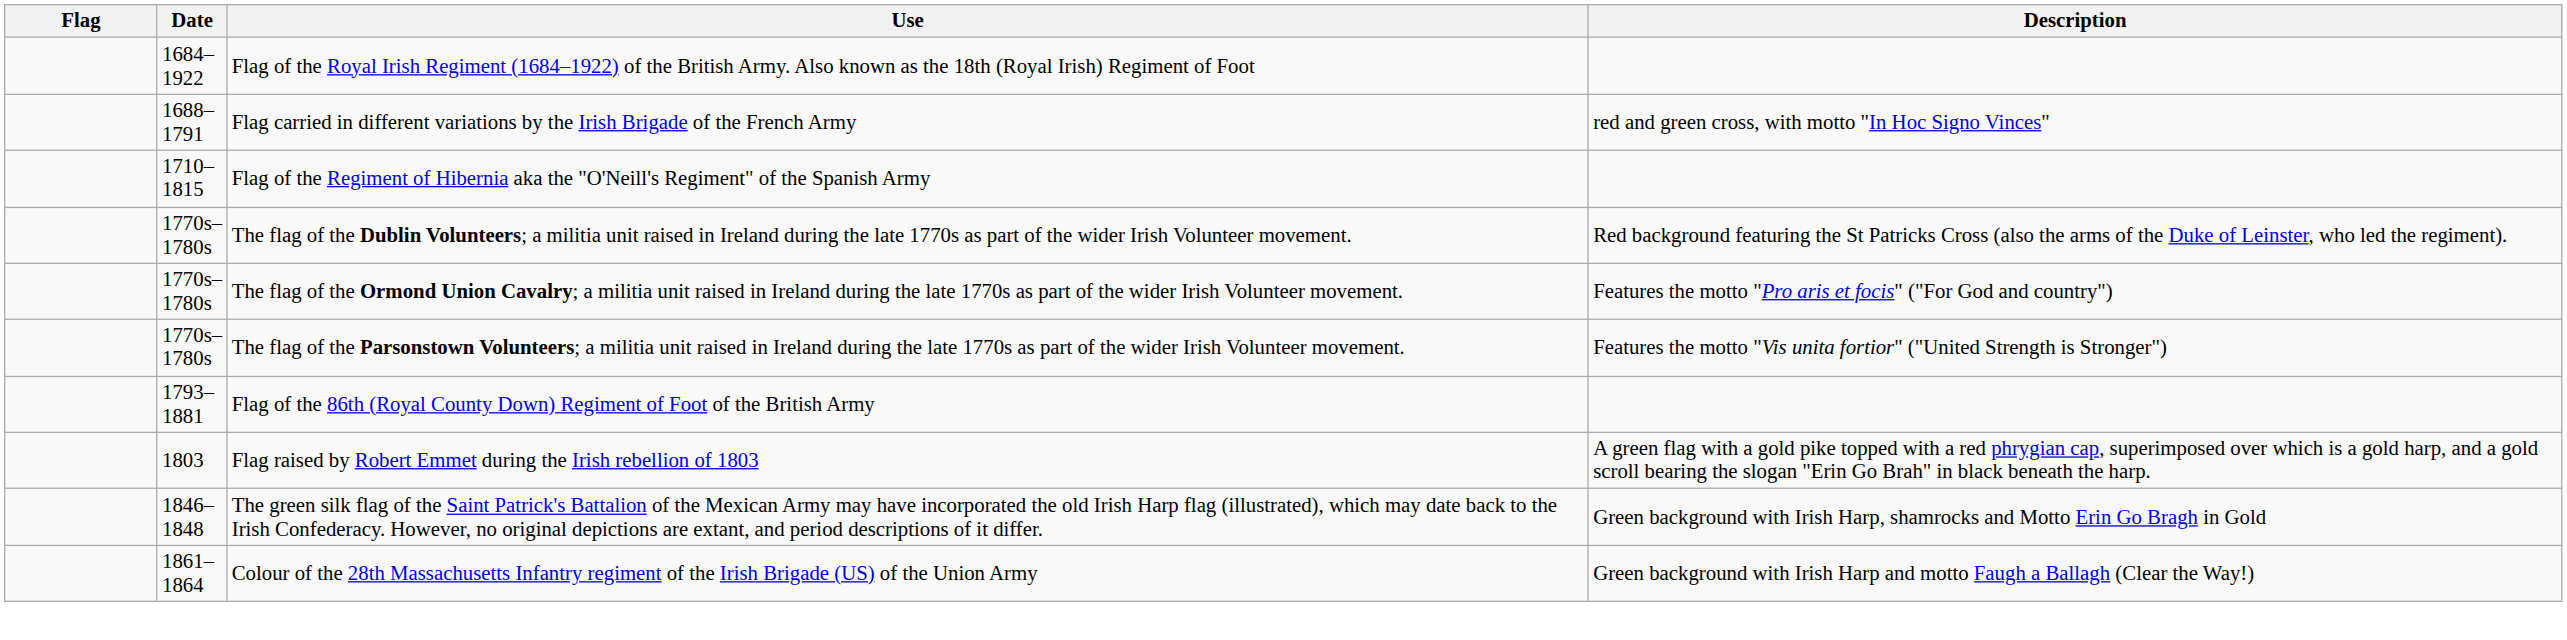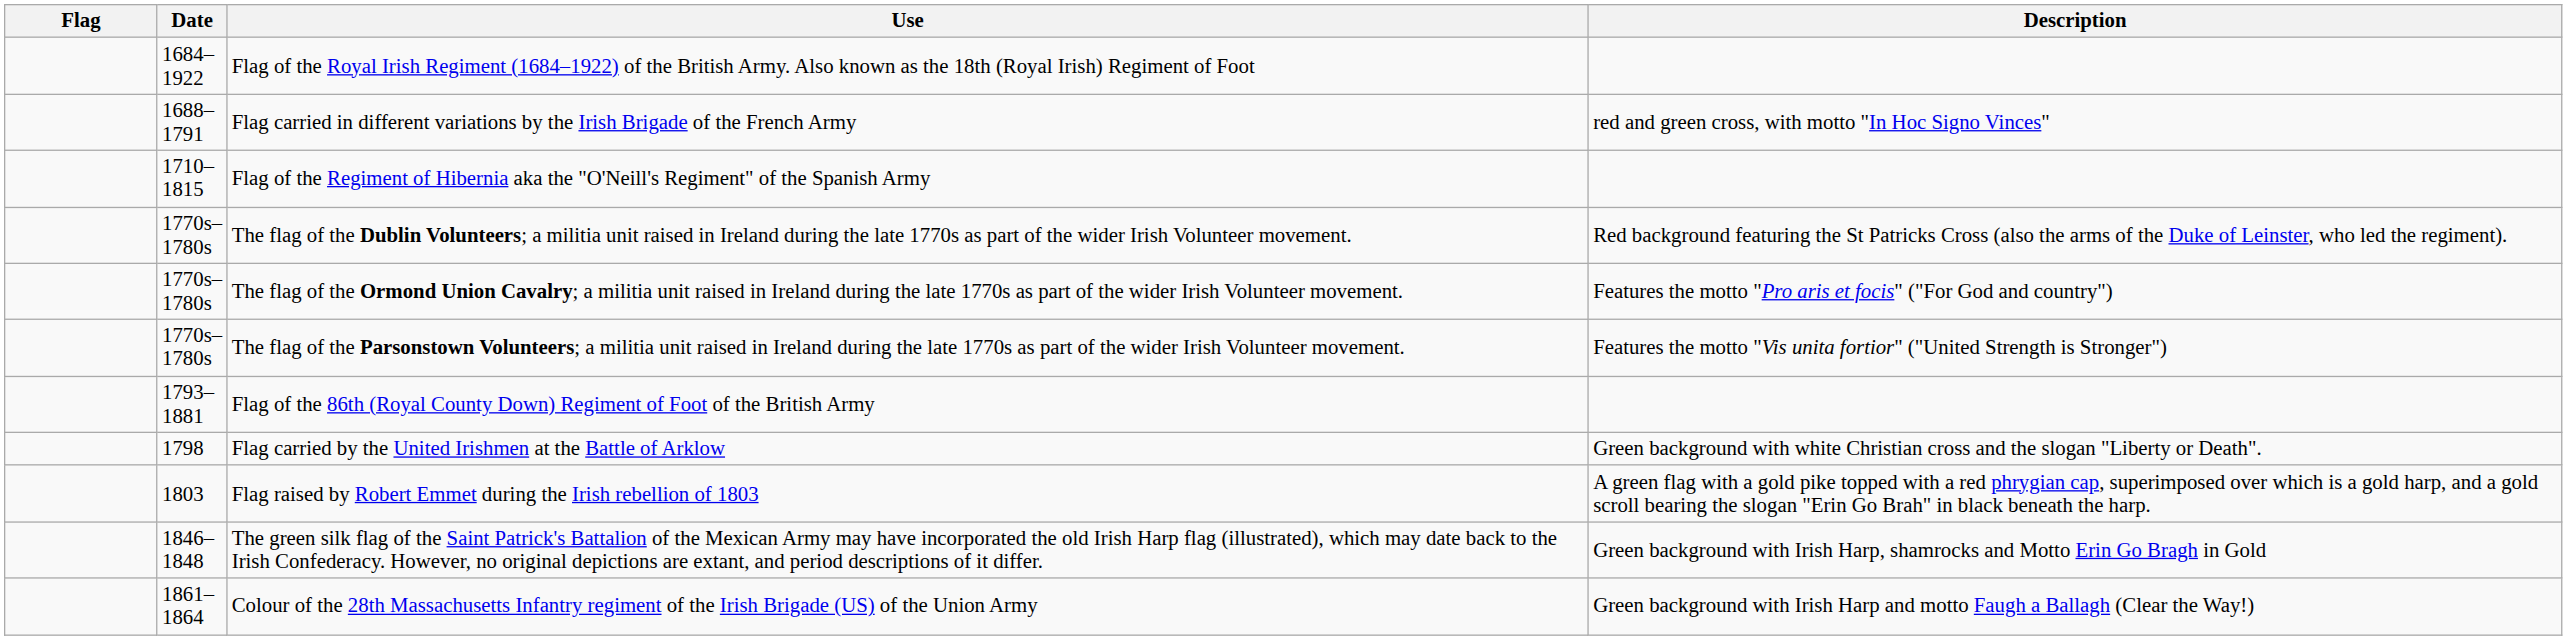+ row: (478, 448)
